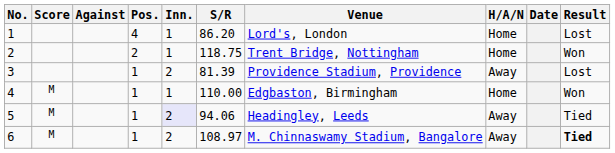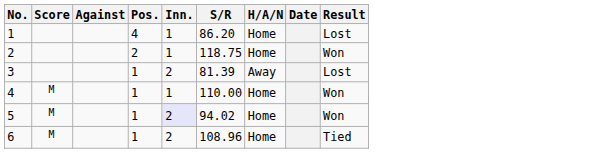- column: (365, 14)
(217, 115) 94.06 -> (217, 115) 94.02
(503, 115) Away -> (262, 115) Home
(578, 115) Tied -> (334, 115) Won
(221, 137) 108.97 -> (221, 137) 108.96
(503, 137) Away -> (262, 137) Home
(578, 137) bold -> (337, 137) normal
